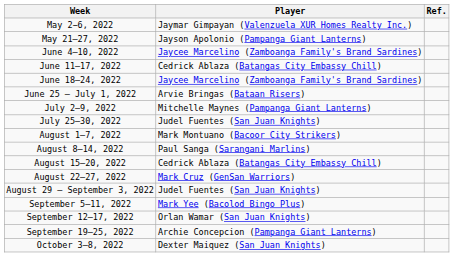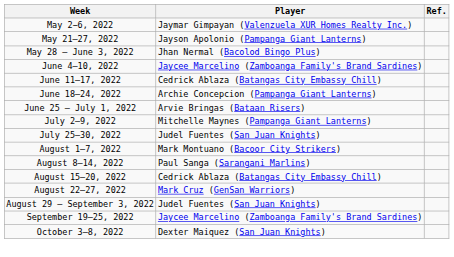+ row: (80, 53)
(290, 80) Jaycee Marcelino (Zamboanga Family's Brand Sardines) -> (267, 94) Archie Concepcion (Pampanga Giant Lanterns)
- row: (80, 204)
- row: (80, 218)
(267, 232) Archie Concepcion (Pampanga Giant Lanterns) -> (290, 218) Jaycee Marcelino (Zamboanga Family's Brand Sardines)
